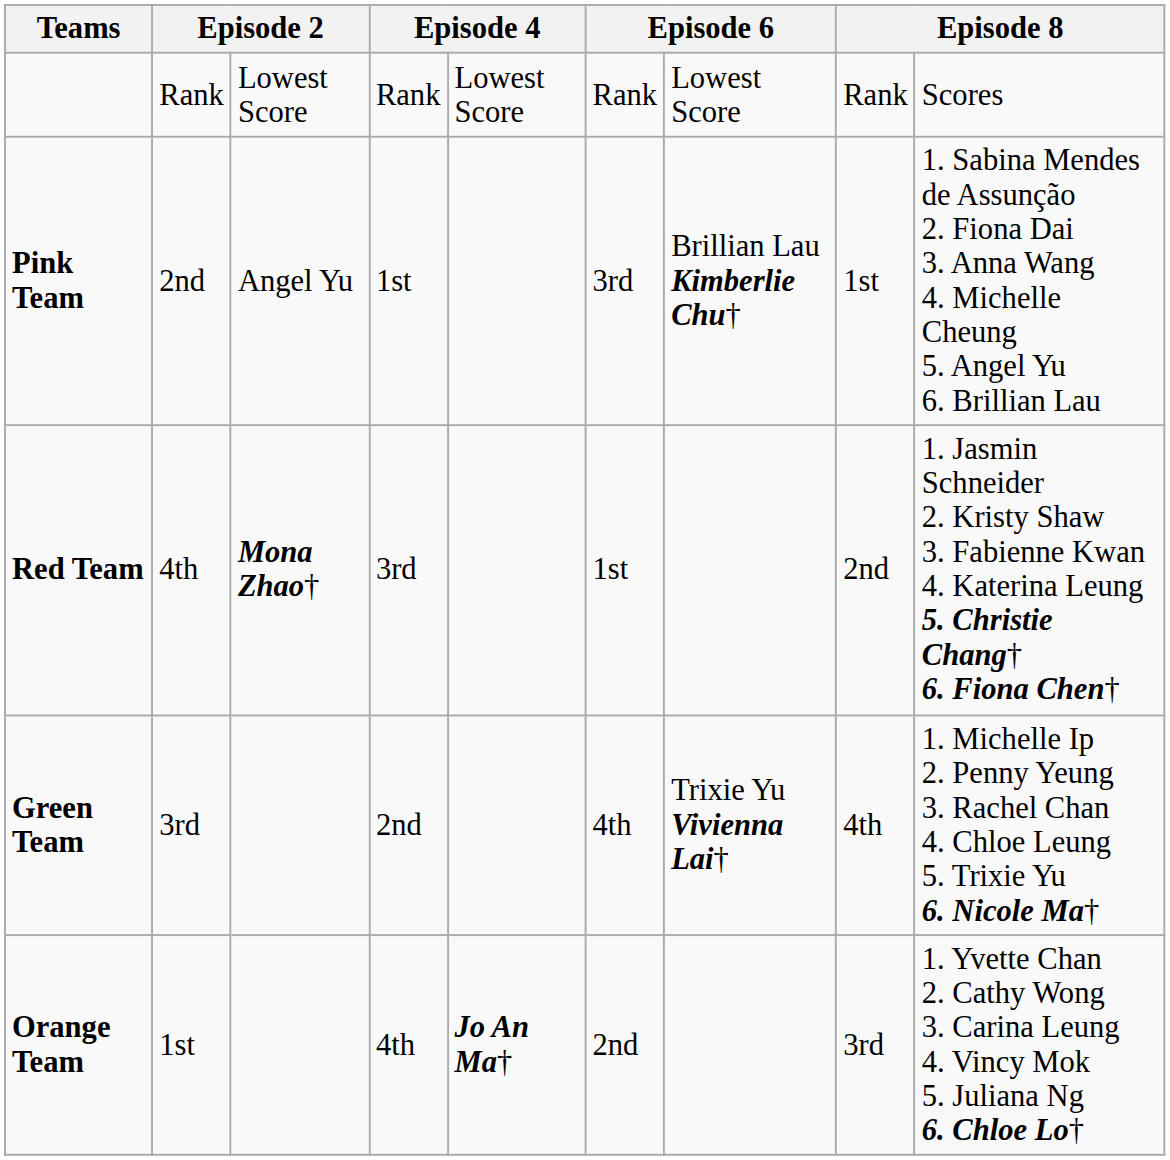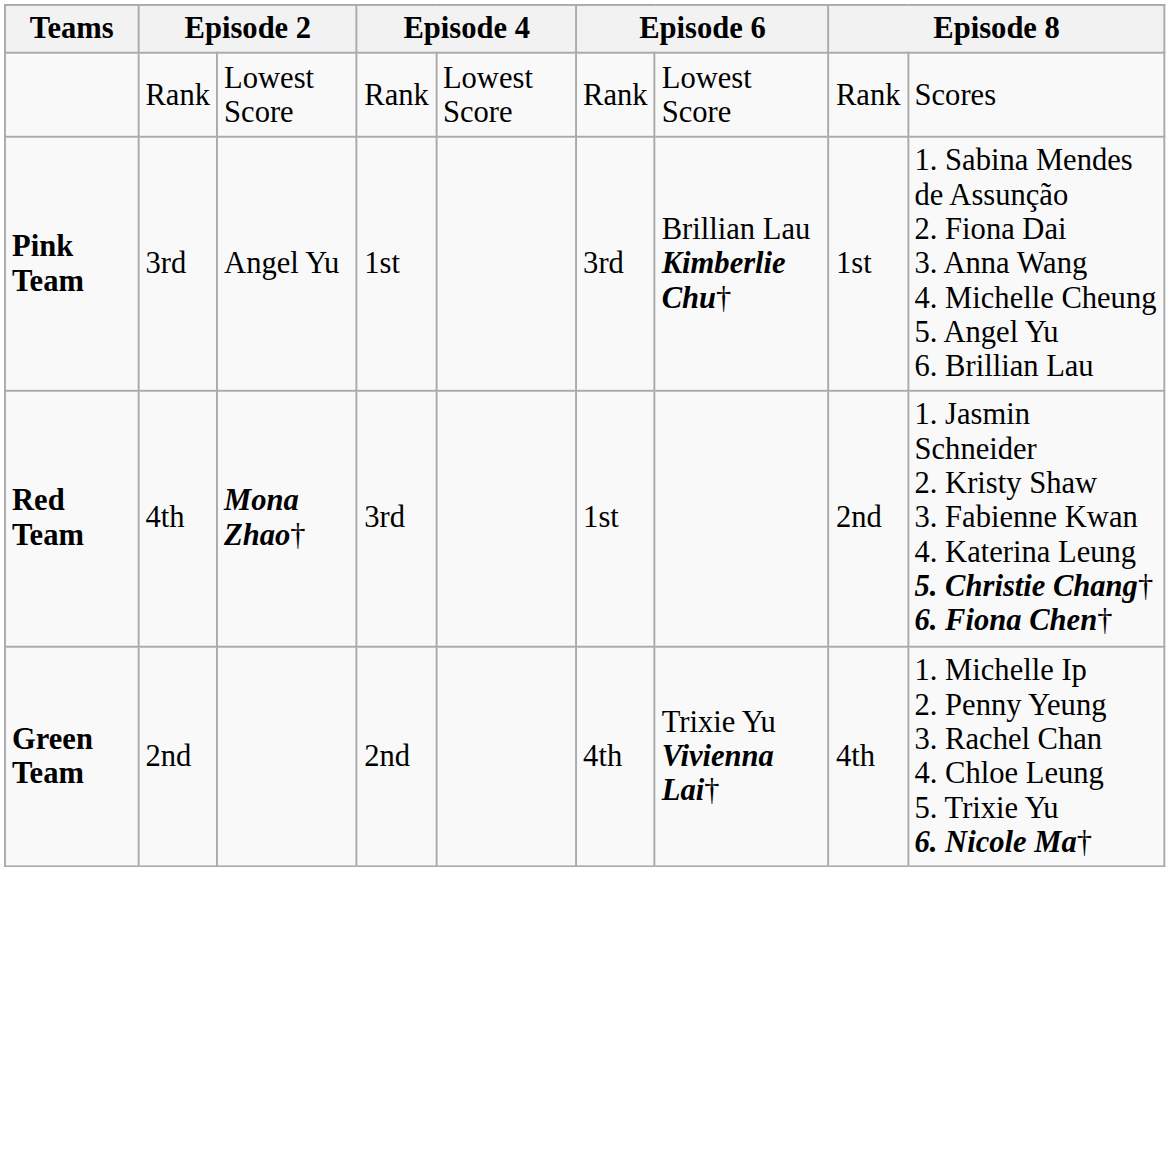(182, 280) 2nd -> (166, 263) 3rd
(180, 824) 3rd -> (168, 755) 2nd
- row: (61, 1044)
